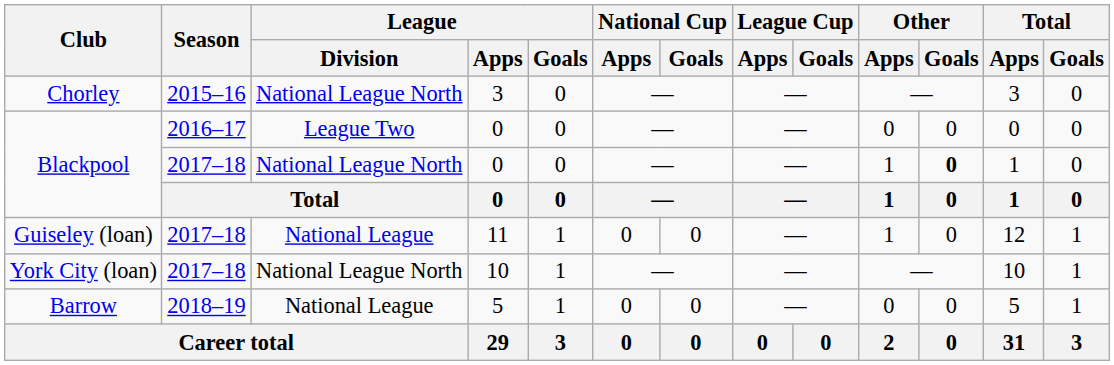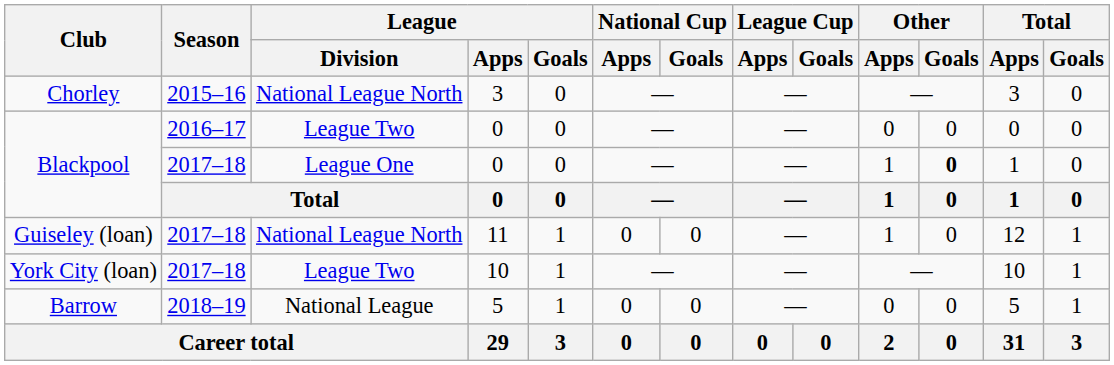(359, 164) National League North -> (359, 164) League One
(359, 235) National League -> (359, 235) National League North
(359, 270) National League North -> (359, 270) League Two
